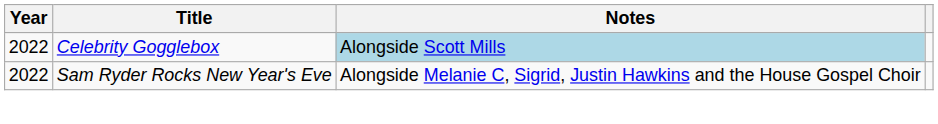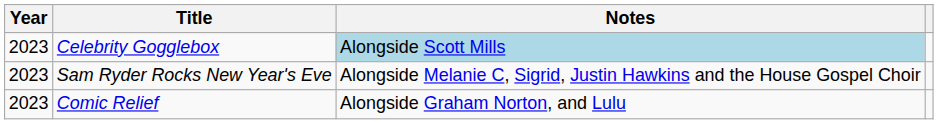(29, 47) 2022 -> (29, 47) 2023
(29, 75) 2022 -> (29, 75) 2023
+ row: (108, 103)
